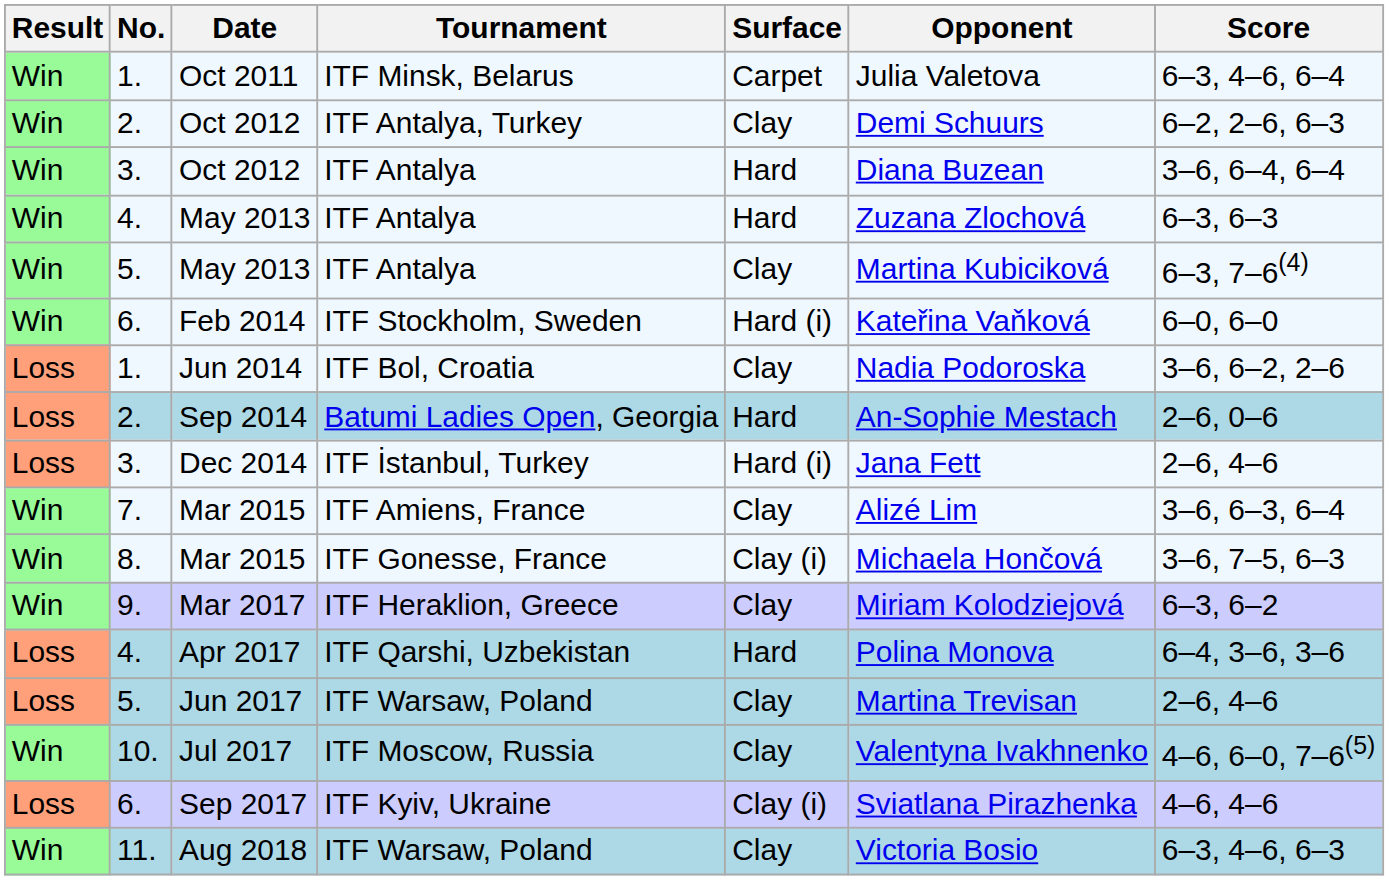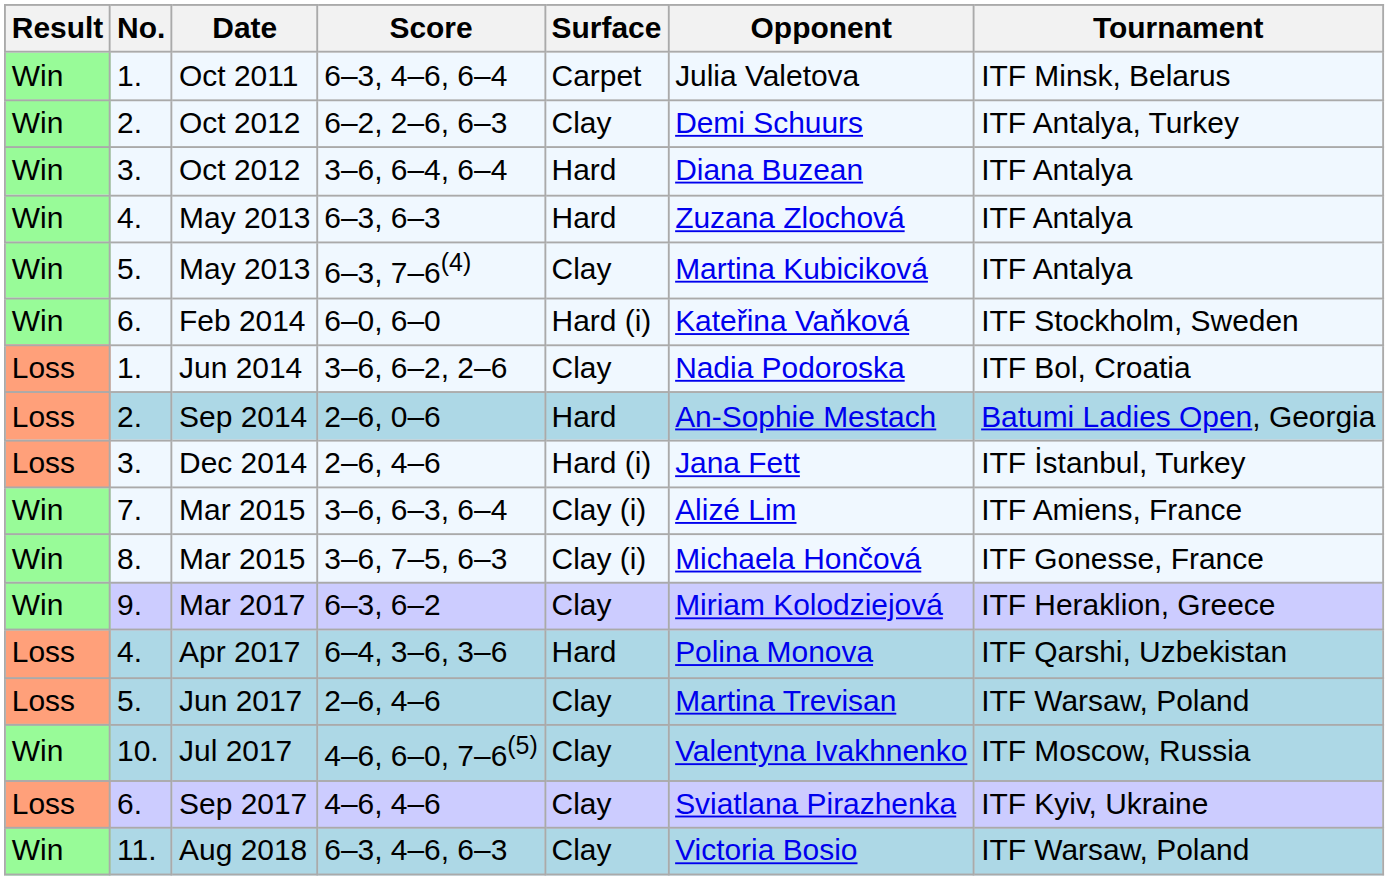columns swapped: (521, 28) <-> (1269, 28)
(762, 510) Clay -> (599, 510) Clay (i)
(780, 803) Clay (i) -> (581, 803) Clay
